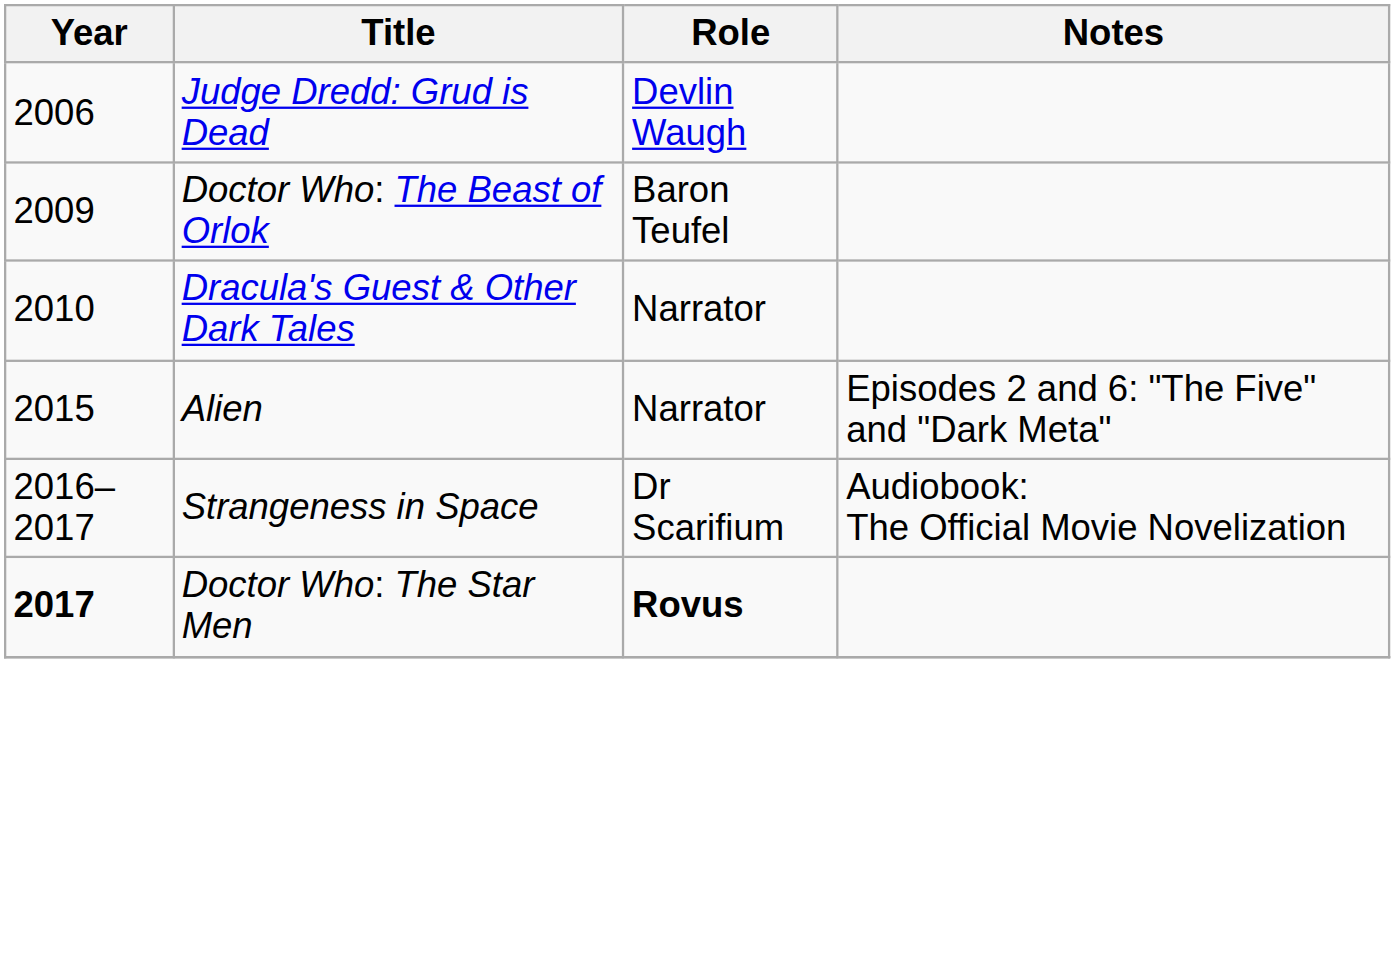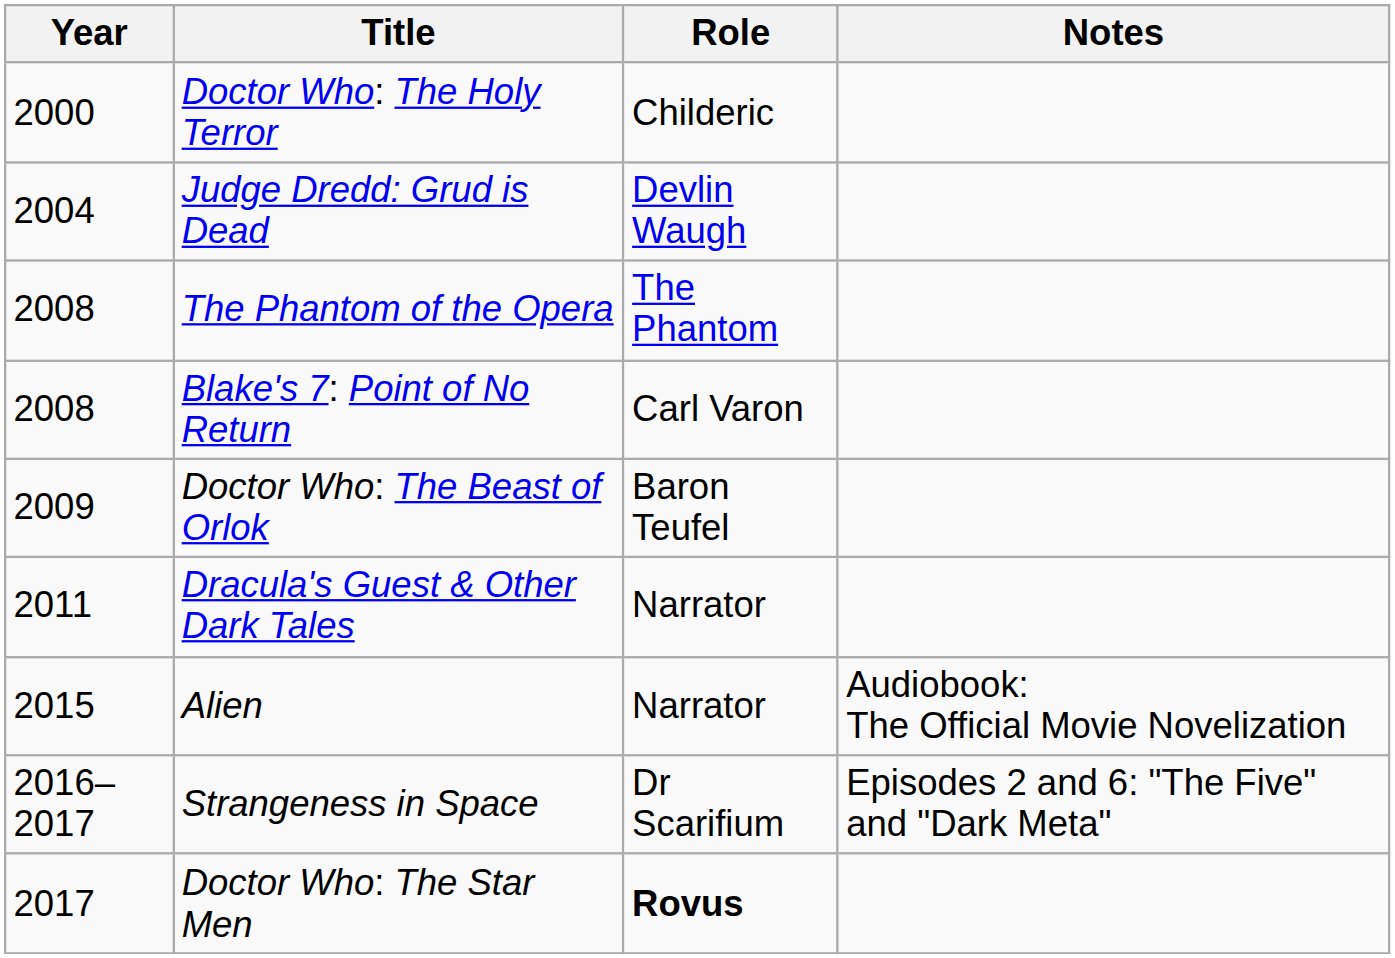+ row: (361, 111)
(54, 111) 2006 -> (54, 210) 2004
+ row: (398, 309)
+ row: (355, 408)
(54, 309) 2010 -> (53, 606) 2011
(1081, 408) Episodes 2 and 6: "The Five" and "Dark Meta" -> (1096, 705) Audiobook: The Official Movie Novelization
(1096, 507) Audiobook: The Official Movie Novelization -> (1081, 804) Episodes 2 and 6: "The Five" and "Dark Meta"
(54, 606) bold -> (54, 902) normal
